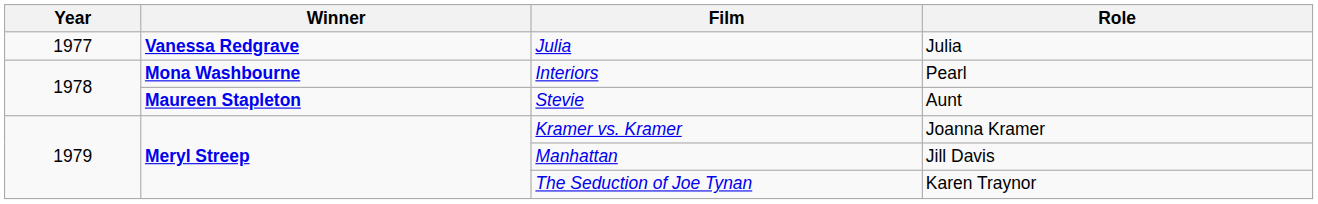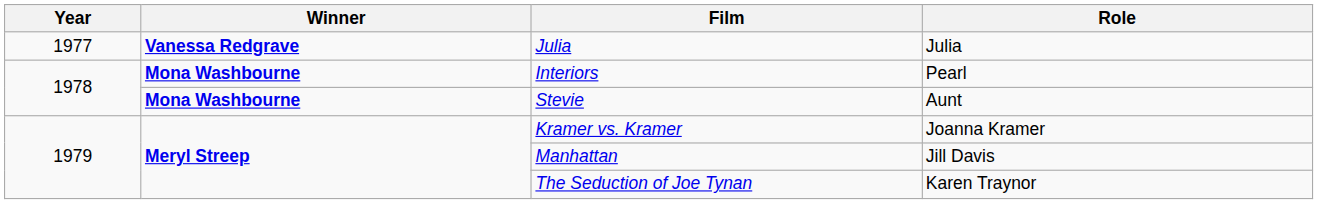(223, 101) Maureen Stapleton -> (223, 101) Mona Washbourne
